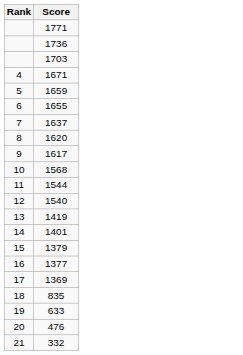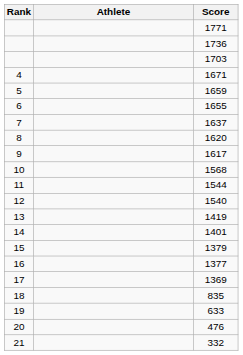+ column: (113, 12)
